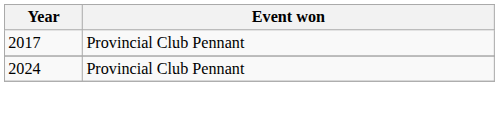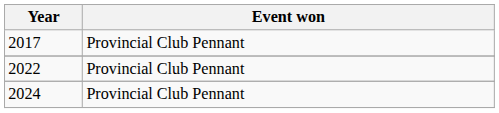+ row: (24, 68)
